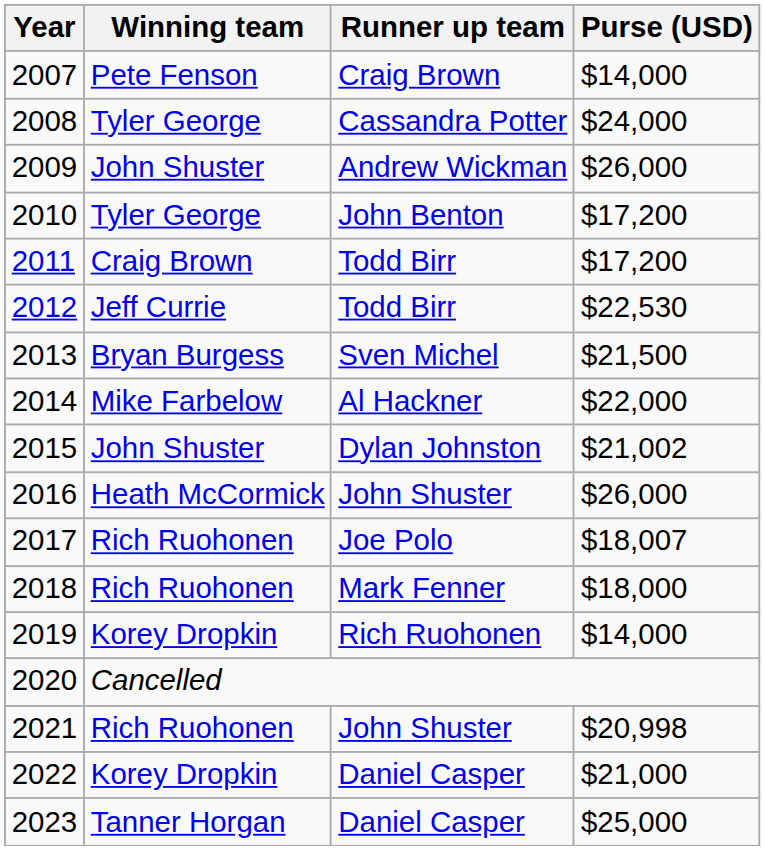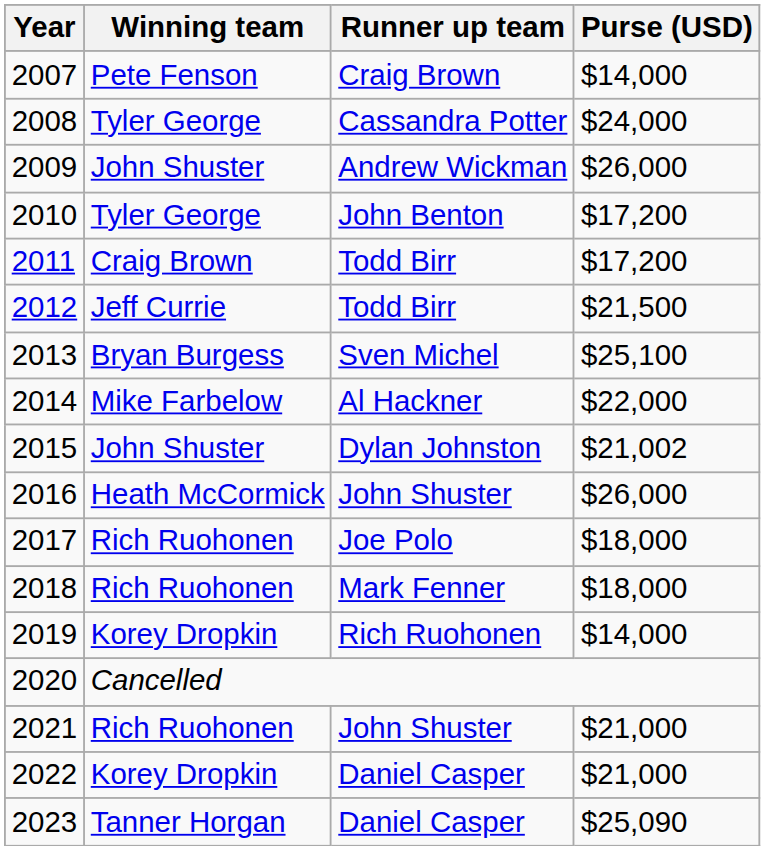(634, 307) $22,530 -> (634, 307) $21,500
(634, 354) $21,500 -> (634, 354) $25,100
(634, 541) $18,007 -> (634, 541) $18,000
(634, 728) $20,998 -> (634, 728) $21,000
(634, 821) $25,000 -> (634, 821) $25,090
